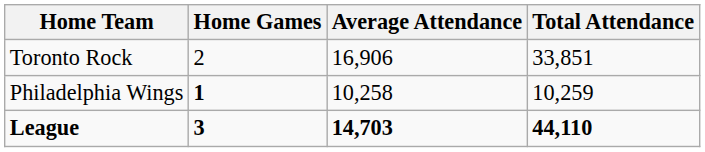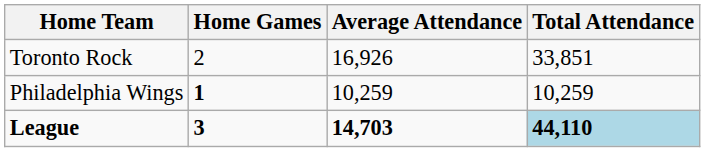(362, 57) 16,906 -> (362, 57) 16,926
(362, 92) 10,258 -> (362, 92) 10,259
(562, 127) no background -> (562, 127) lightblue background
